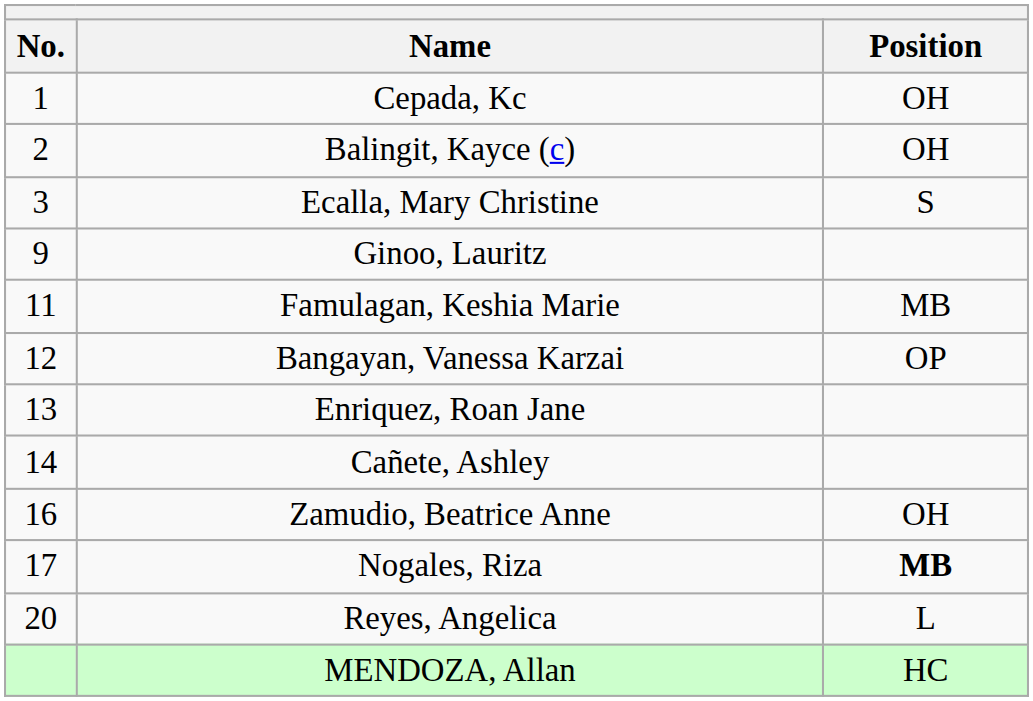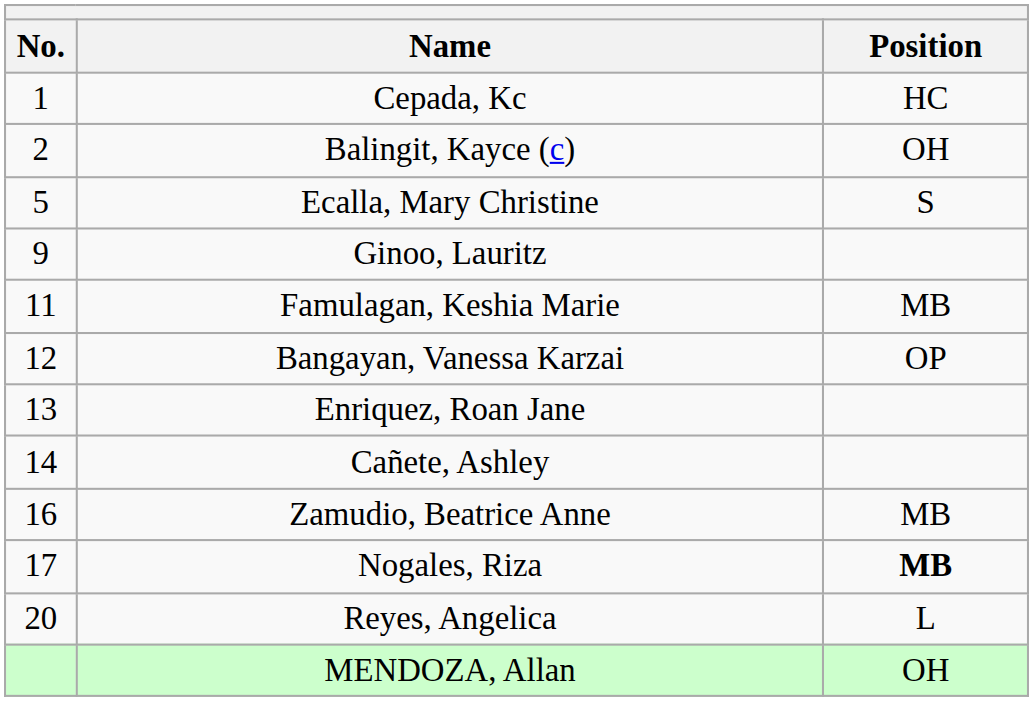(926, 97) OH -> (926, 97) HC
(41, 201) 3 -> (41, 201) 5
(926, 513) OH -> (926, 513) MB
(926, 669) HC -> (926, 669) OH
